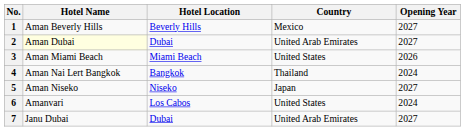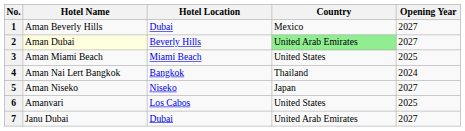(175, 27) Beverly Hills -> (161, 27) Dubai
(161, 42) Dubai -> (175, 42) Beverly Hills
(316, 42) no background -> (316, 42) lightgreen background
(408, 57) 2026 -> (408, 57) 2025
(408, 103) 2024 -> (408, 103) 2025
